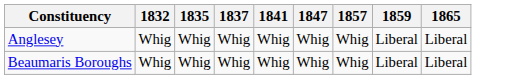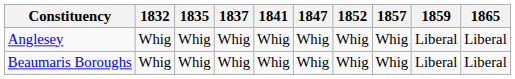+ column: (352, 16)
